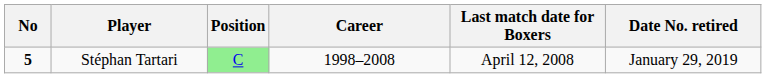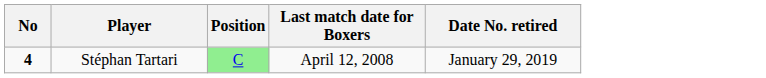- column: (359, 25)
(28, 60) 5 -> (28, 60) 4
